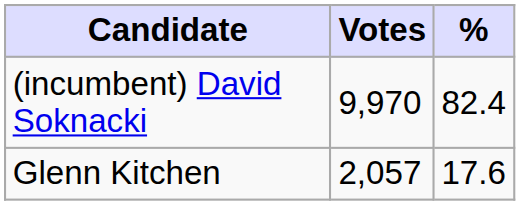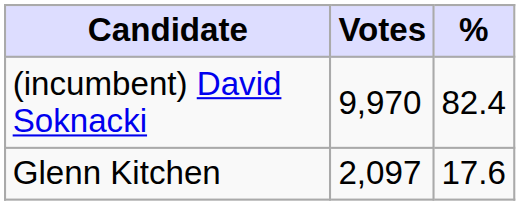(380, 173) 2,057 -> (380, 173) 2,097
